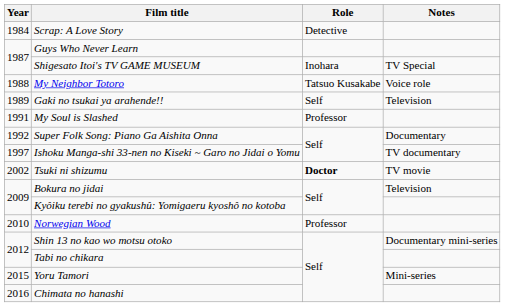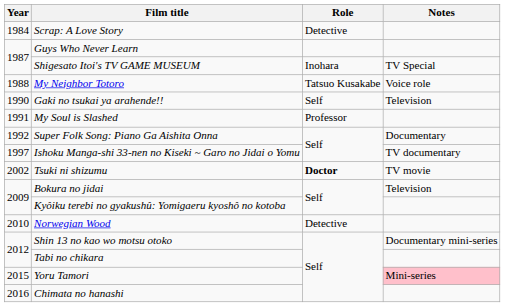(18, 100) 1989 -> (18, 100) 1990
(326, 223) Professor -> (326, 223) Detective
(411, 275) no background -> (411, 275) pink background
